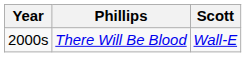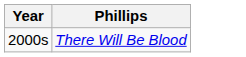- column: (215, 16)
